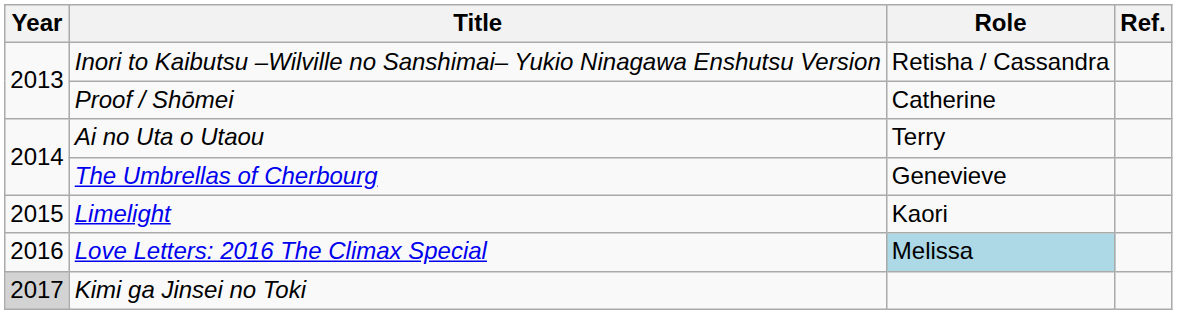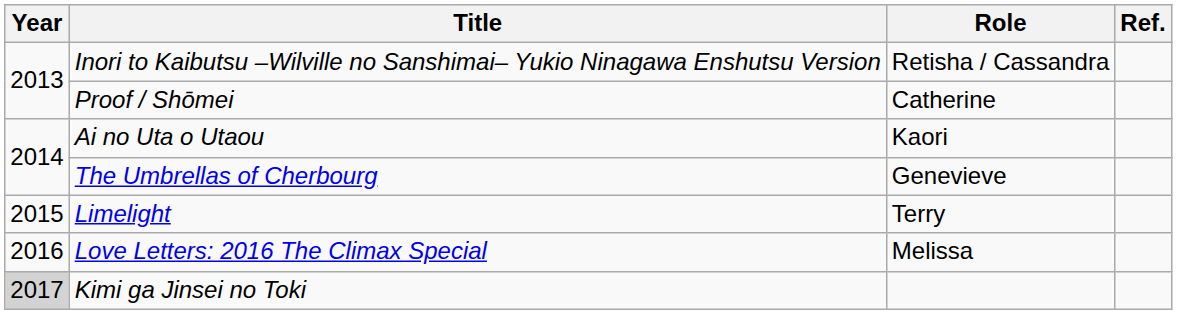(918, 137) Terry -> (920, 137) Kaori
(920, 213) Kaori -> (918, 213) Terry
(932, 251) lightblue background -> (932, 251) no background
